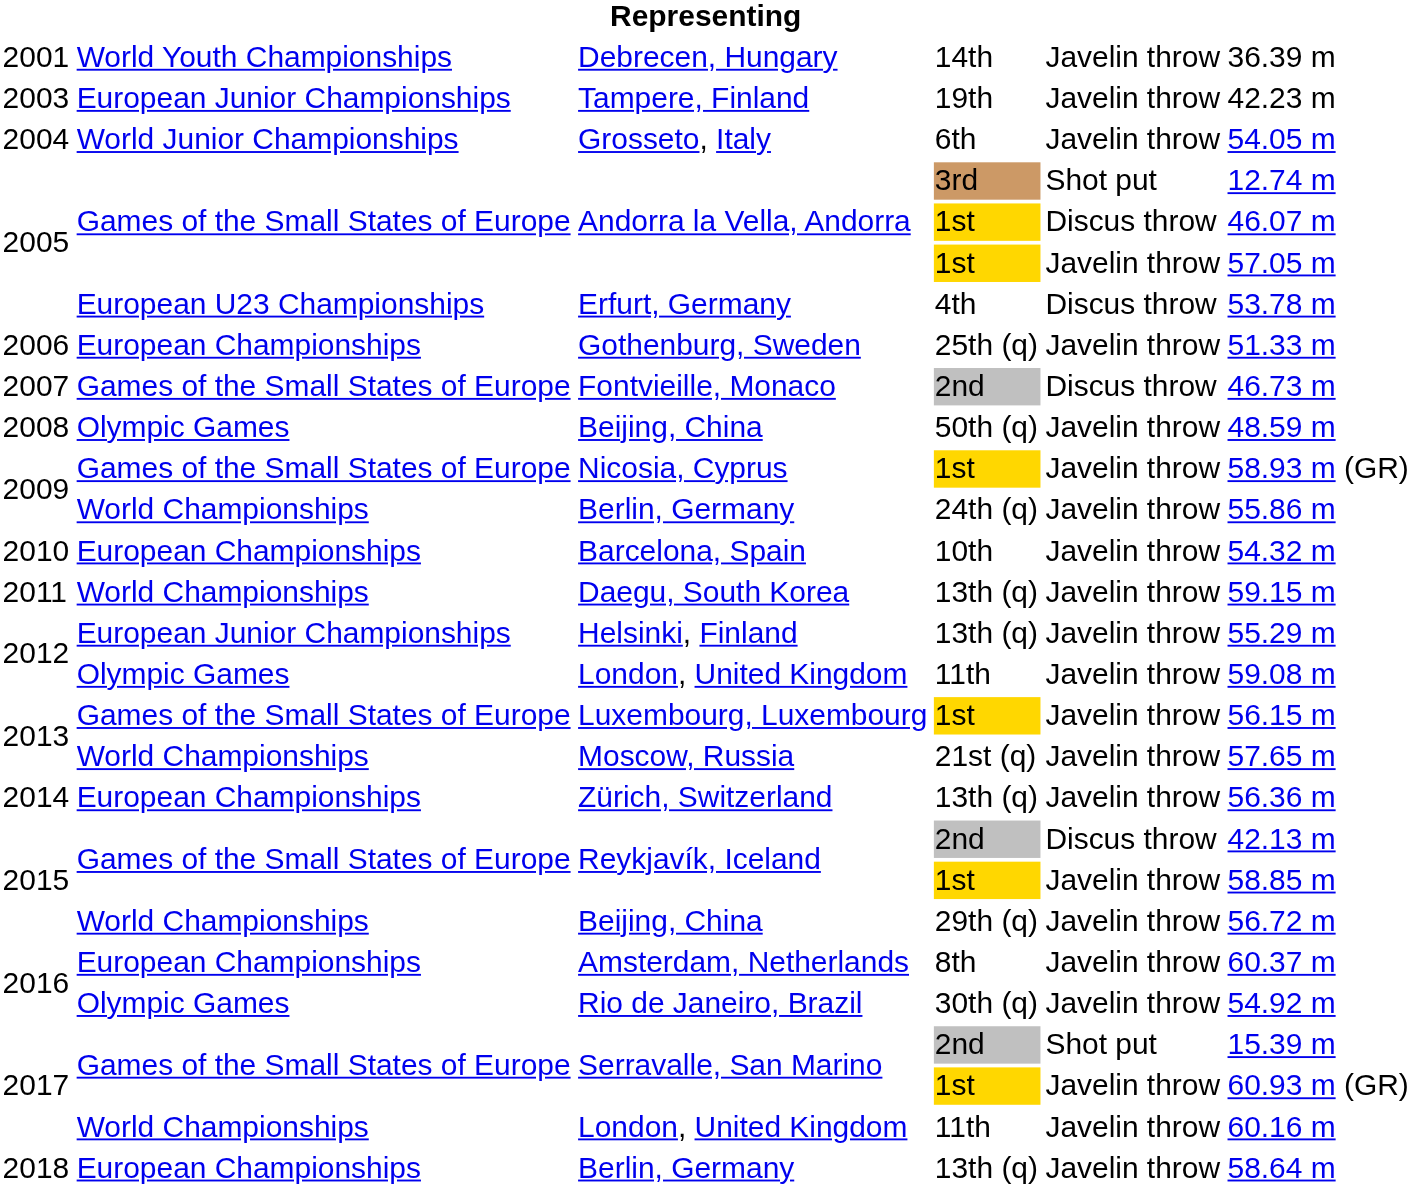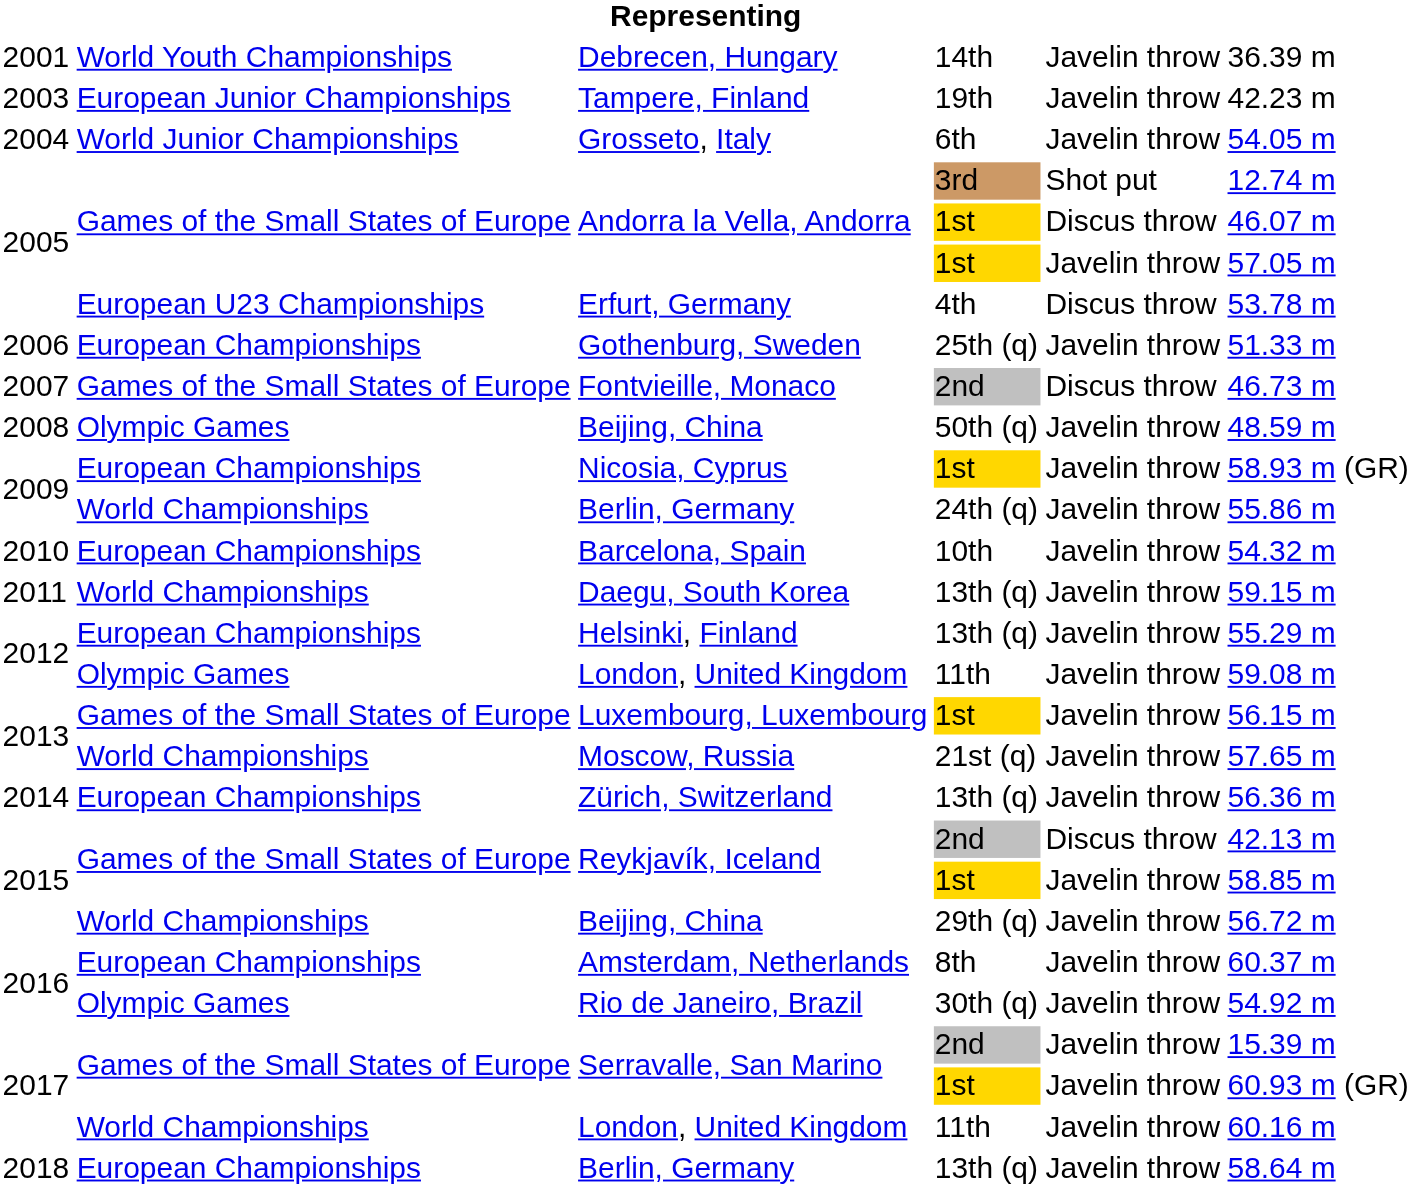(324, 468) Games of the Small States of Europe -> (249, 468) European Championships
(294, 633) European Junior Championships -> (249, 633) European Championships
(1101, 1044) Shot put -> (1133, 1044) Javelin throw
